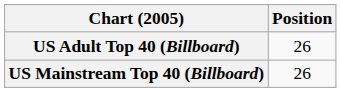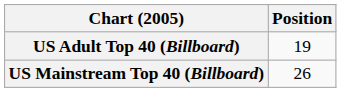(302, 45) 26 -> (302, 45) 19
